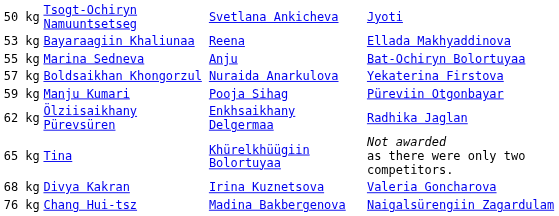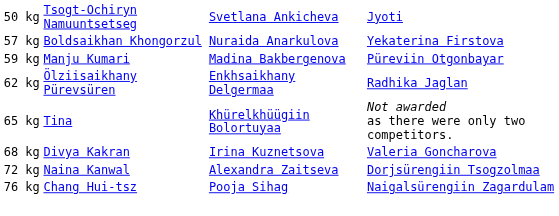- row: (22, 41)
- row: (22, 58)
(248, 93) Pooja Sihag -> (277, 58) Madina Bakbergenova
+ row: (22, 170)
(277, 205) Madina Bakbergenova -> (248, 187) Pooja Sihag
